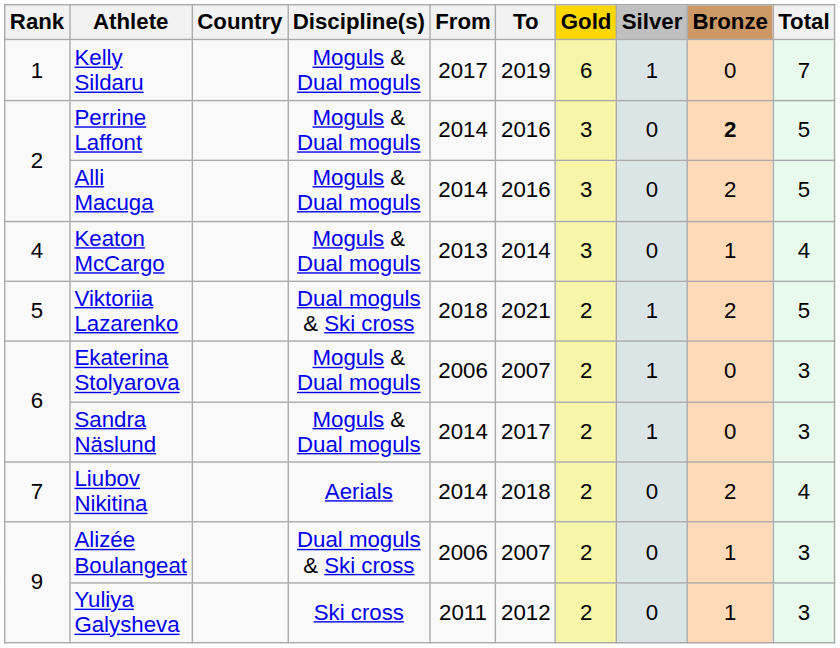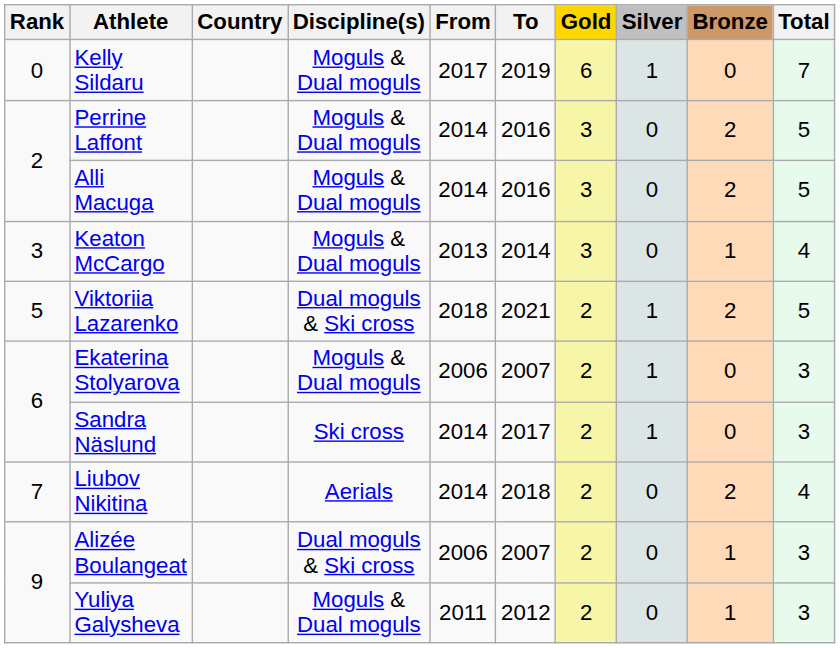(37, 69) 1 -> (37, 69) 0
(730, 130) bold -> (730, 130) normal
(37, 250) 4 -> (37, 250) 3
(359, 431) Moguls & Dual moguls -> (359, 431) Ski cross
(359, 612) Ski cross -> (359, 612) Moguls & Dual moguls
